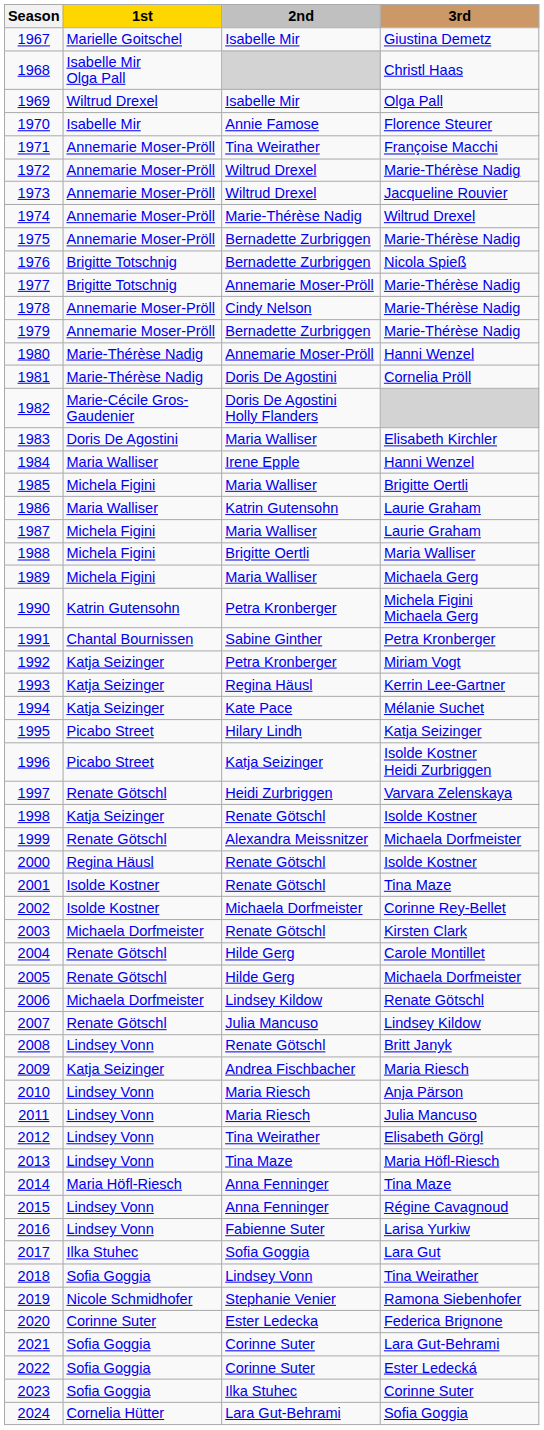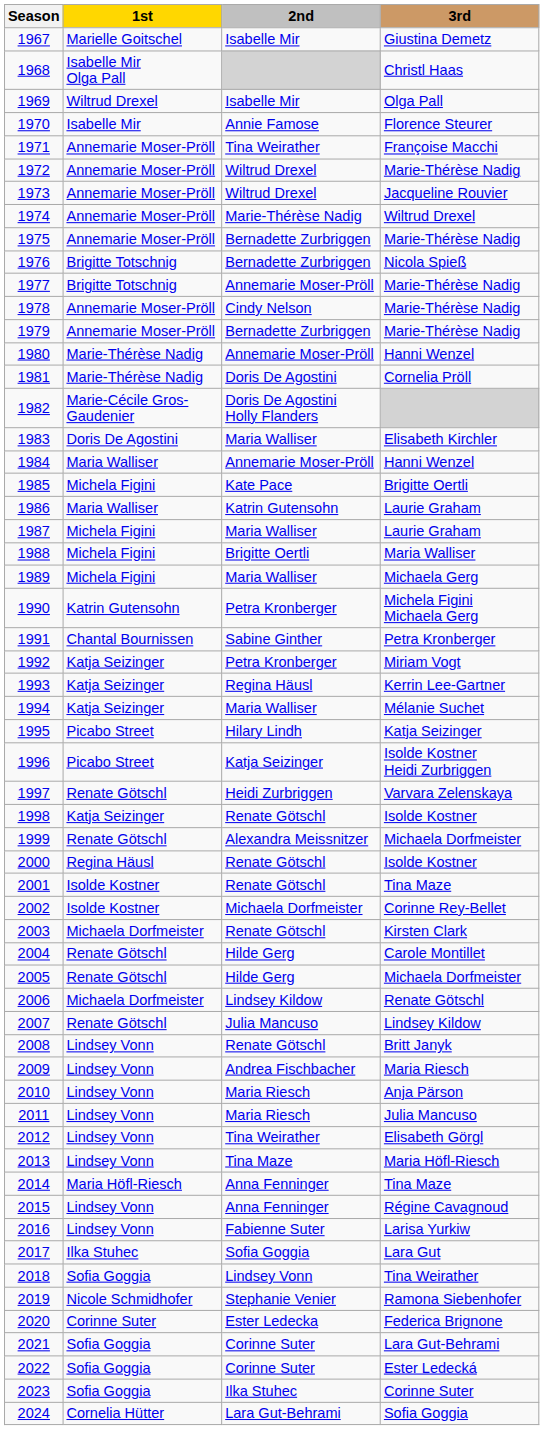(262, 462) Irene Epple -> (300, 462) Annemarie Moser-Pröll
(271, 485) Maria Walliser -> (259, 485) Kate Pace
(259, 708) Kate Pace -> (271, 708) Maria Walliser
(115, 1069) Katja Seizinger -> (110, 1069) Lindsey Vonn
